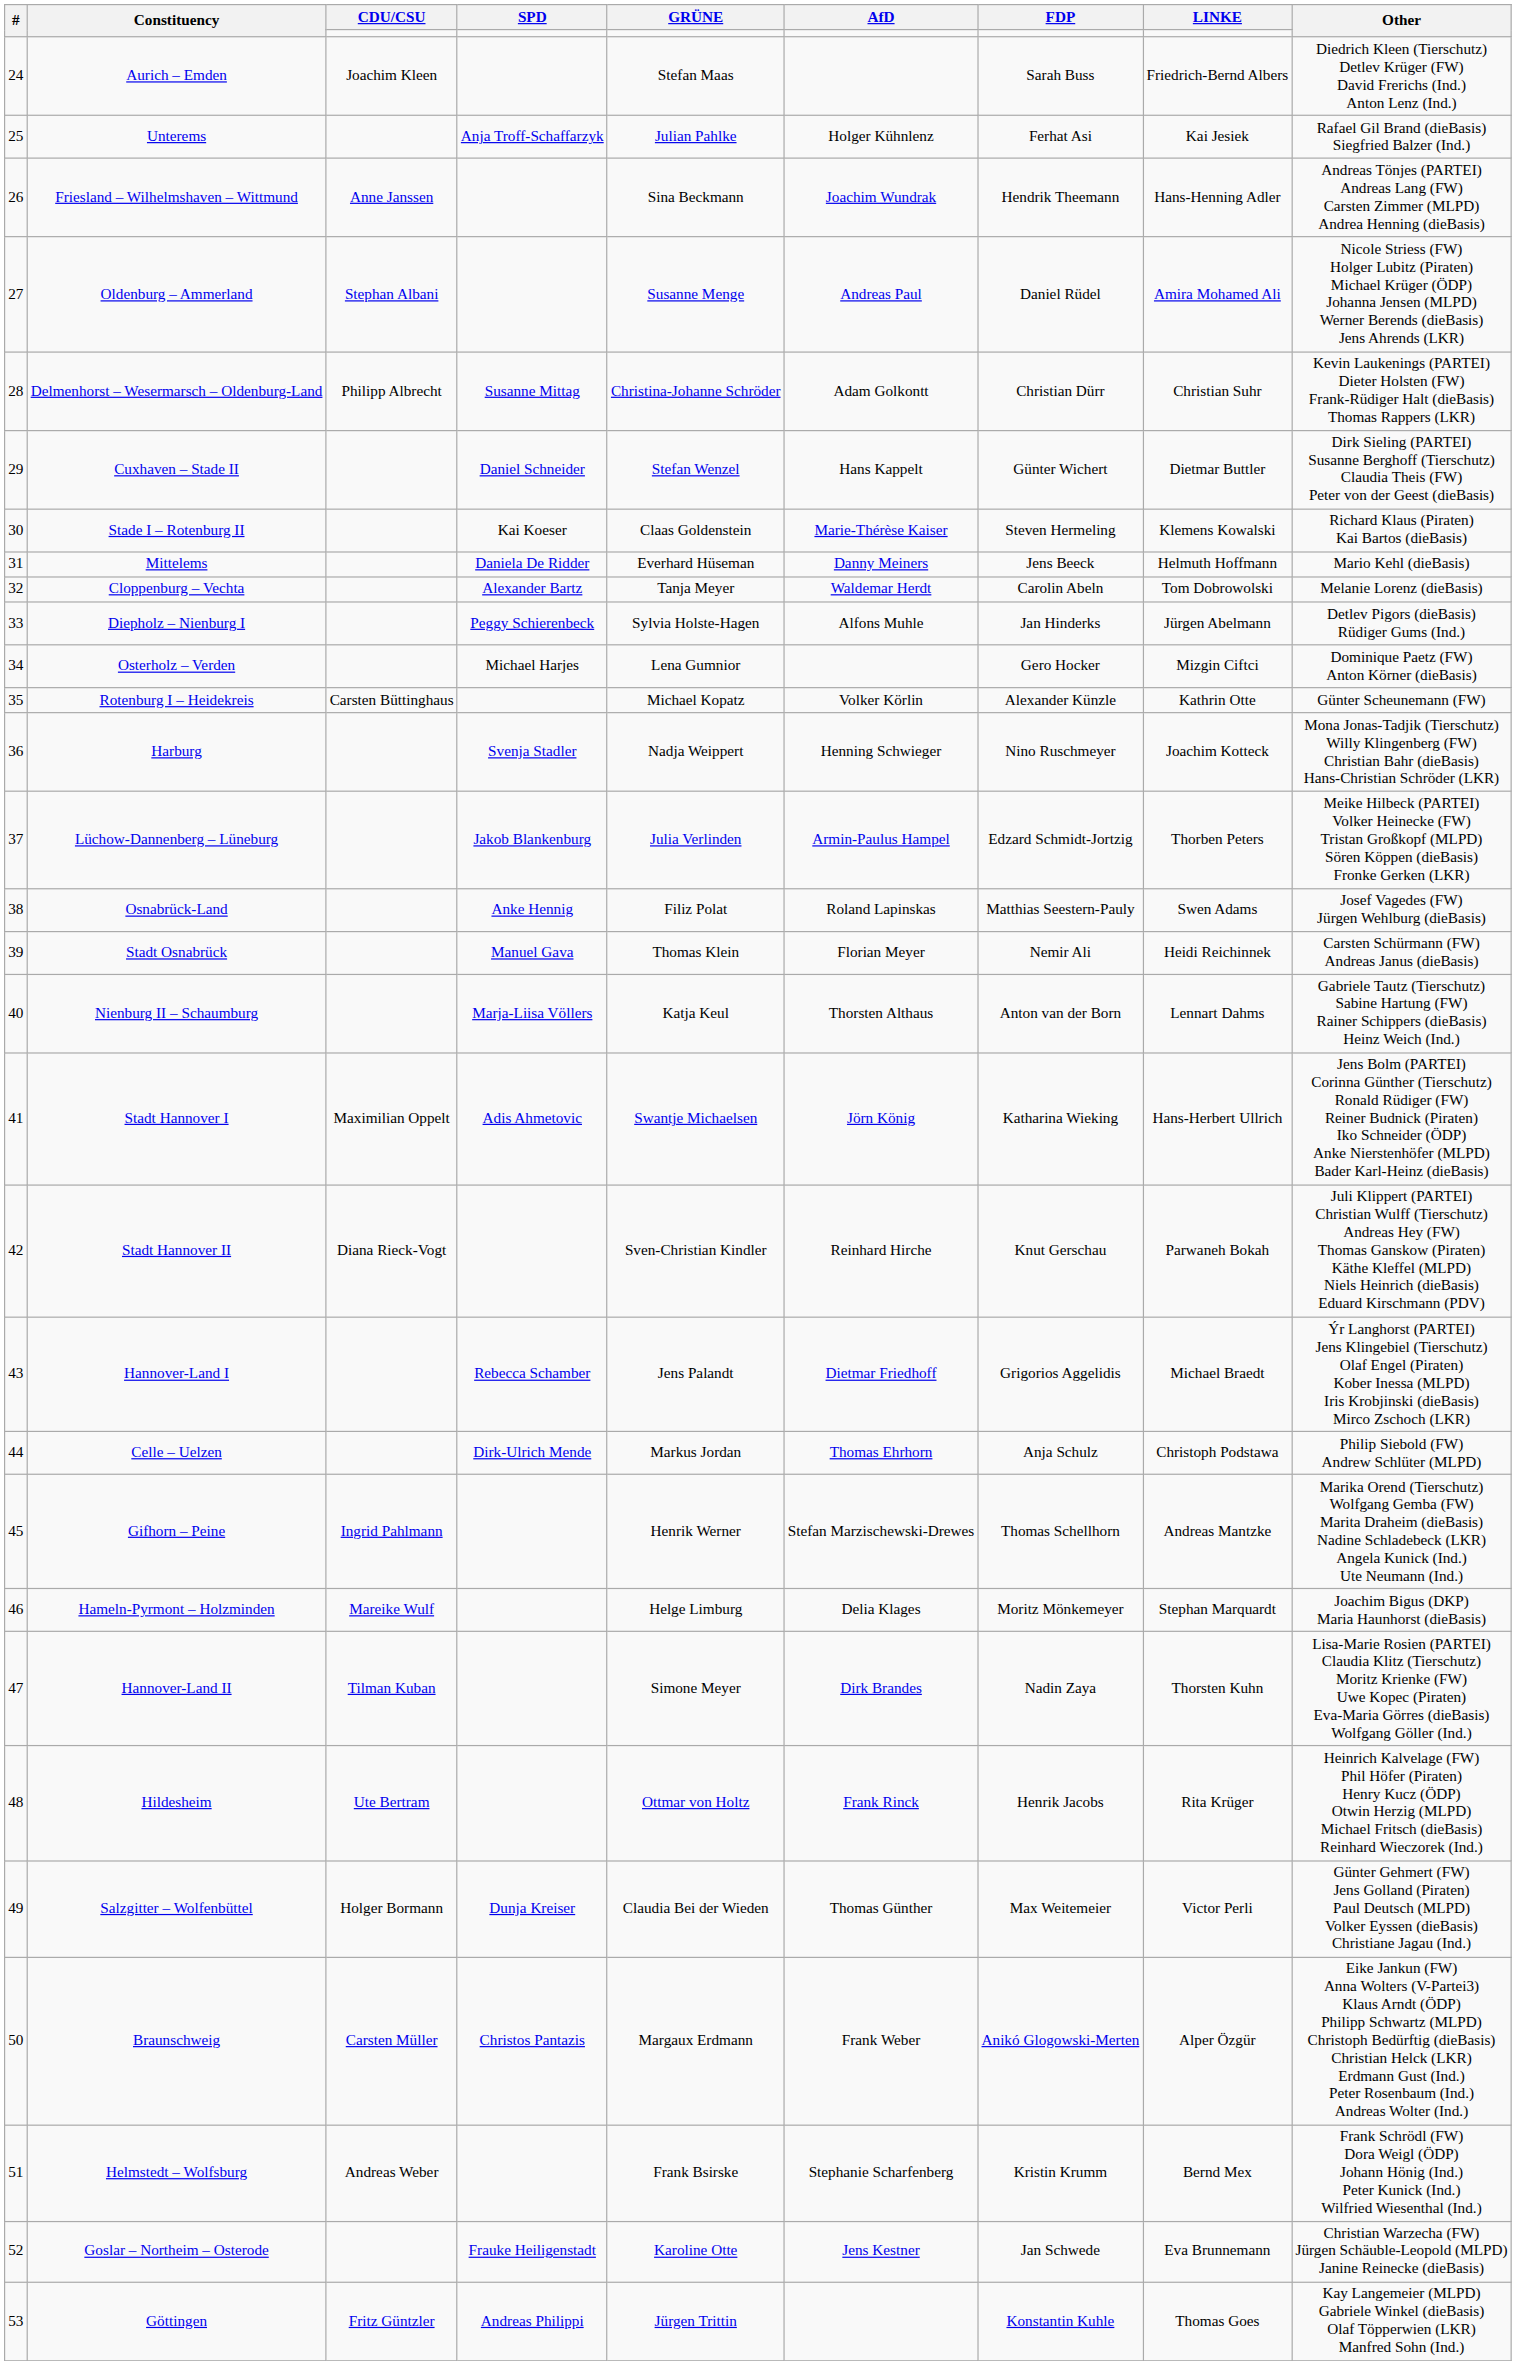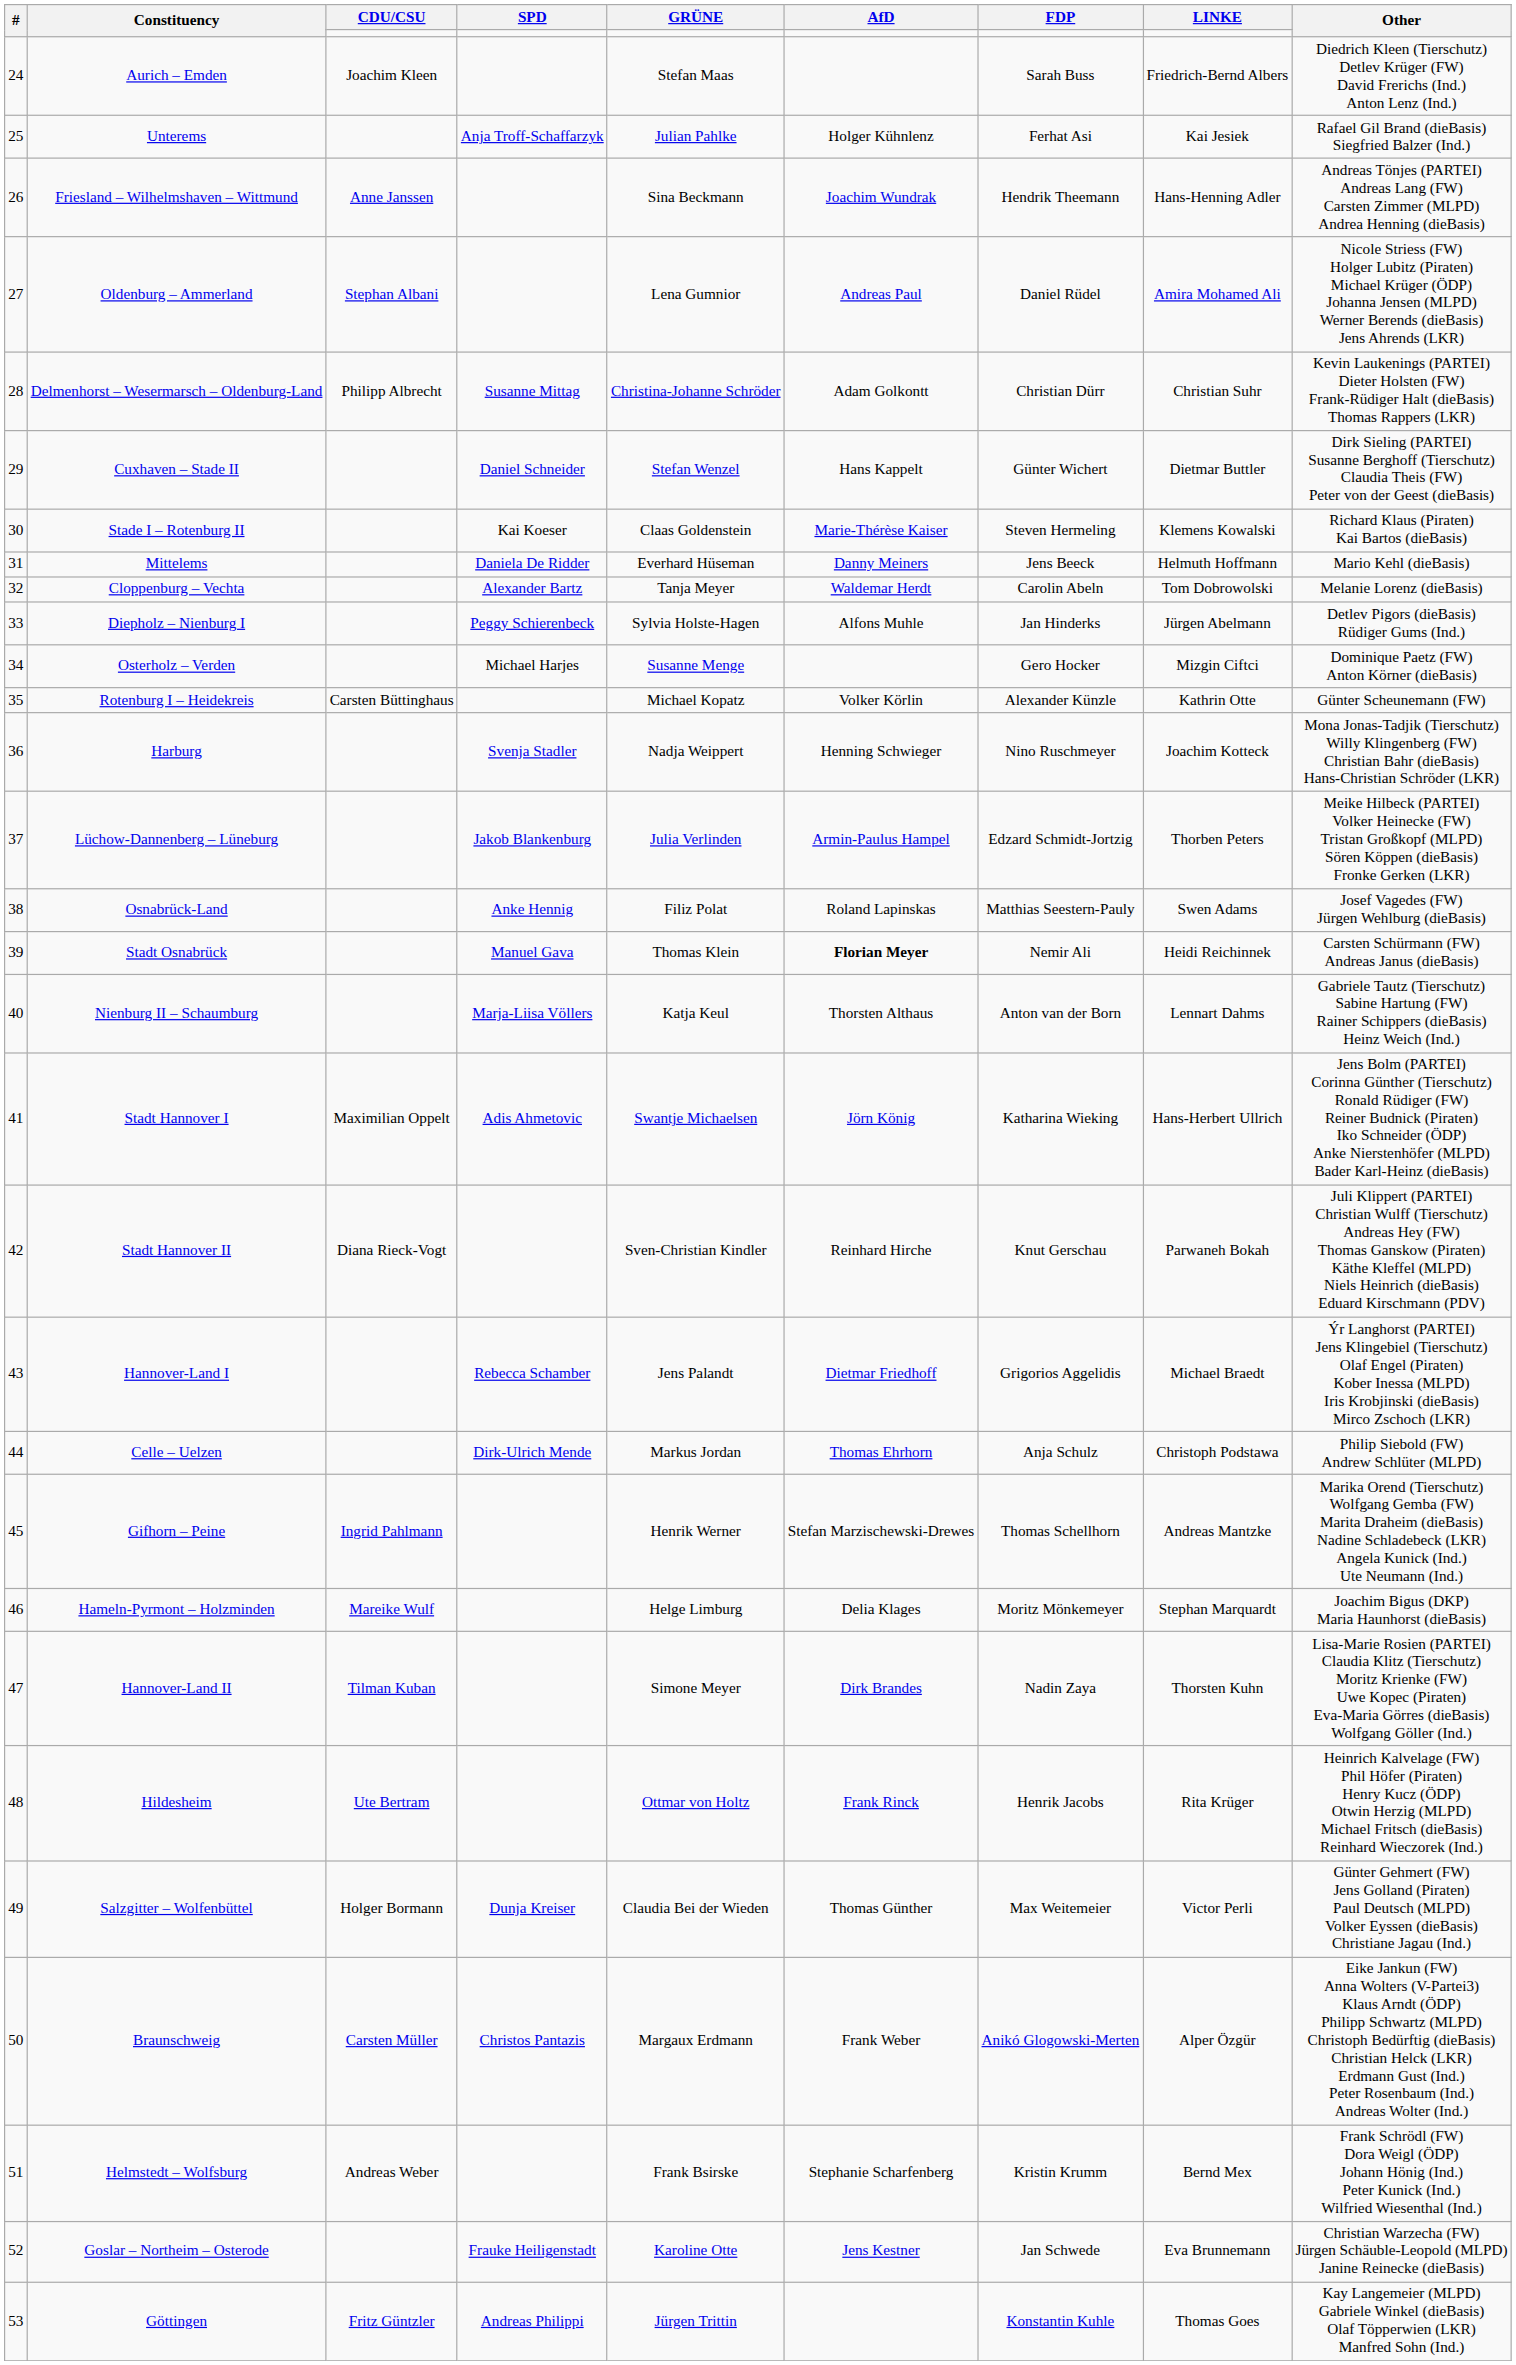(696, 294) Susanne Menge -> (696, 294) Lena Gumnior
(696, 666) Lena Gumnior -> (696, 666) Susanne Menge
(881, 952) normal -> (881, 952) bold
